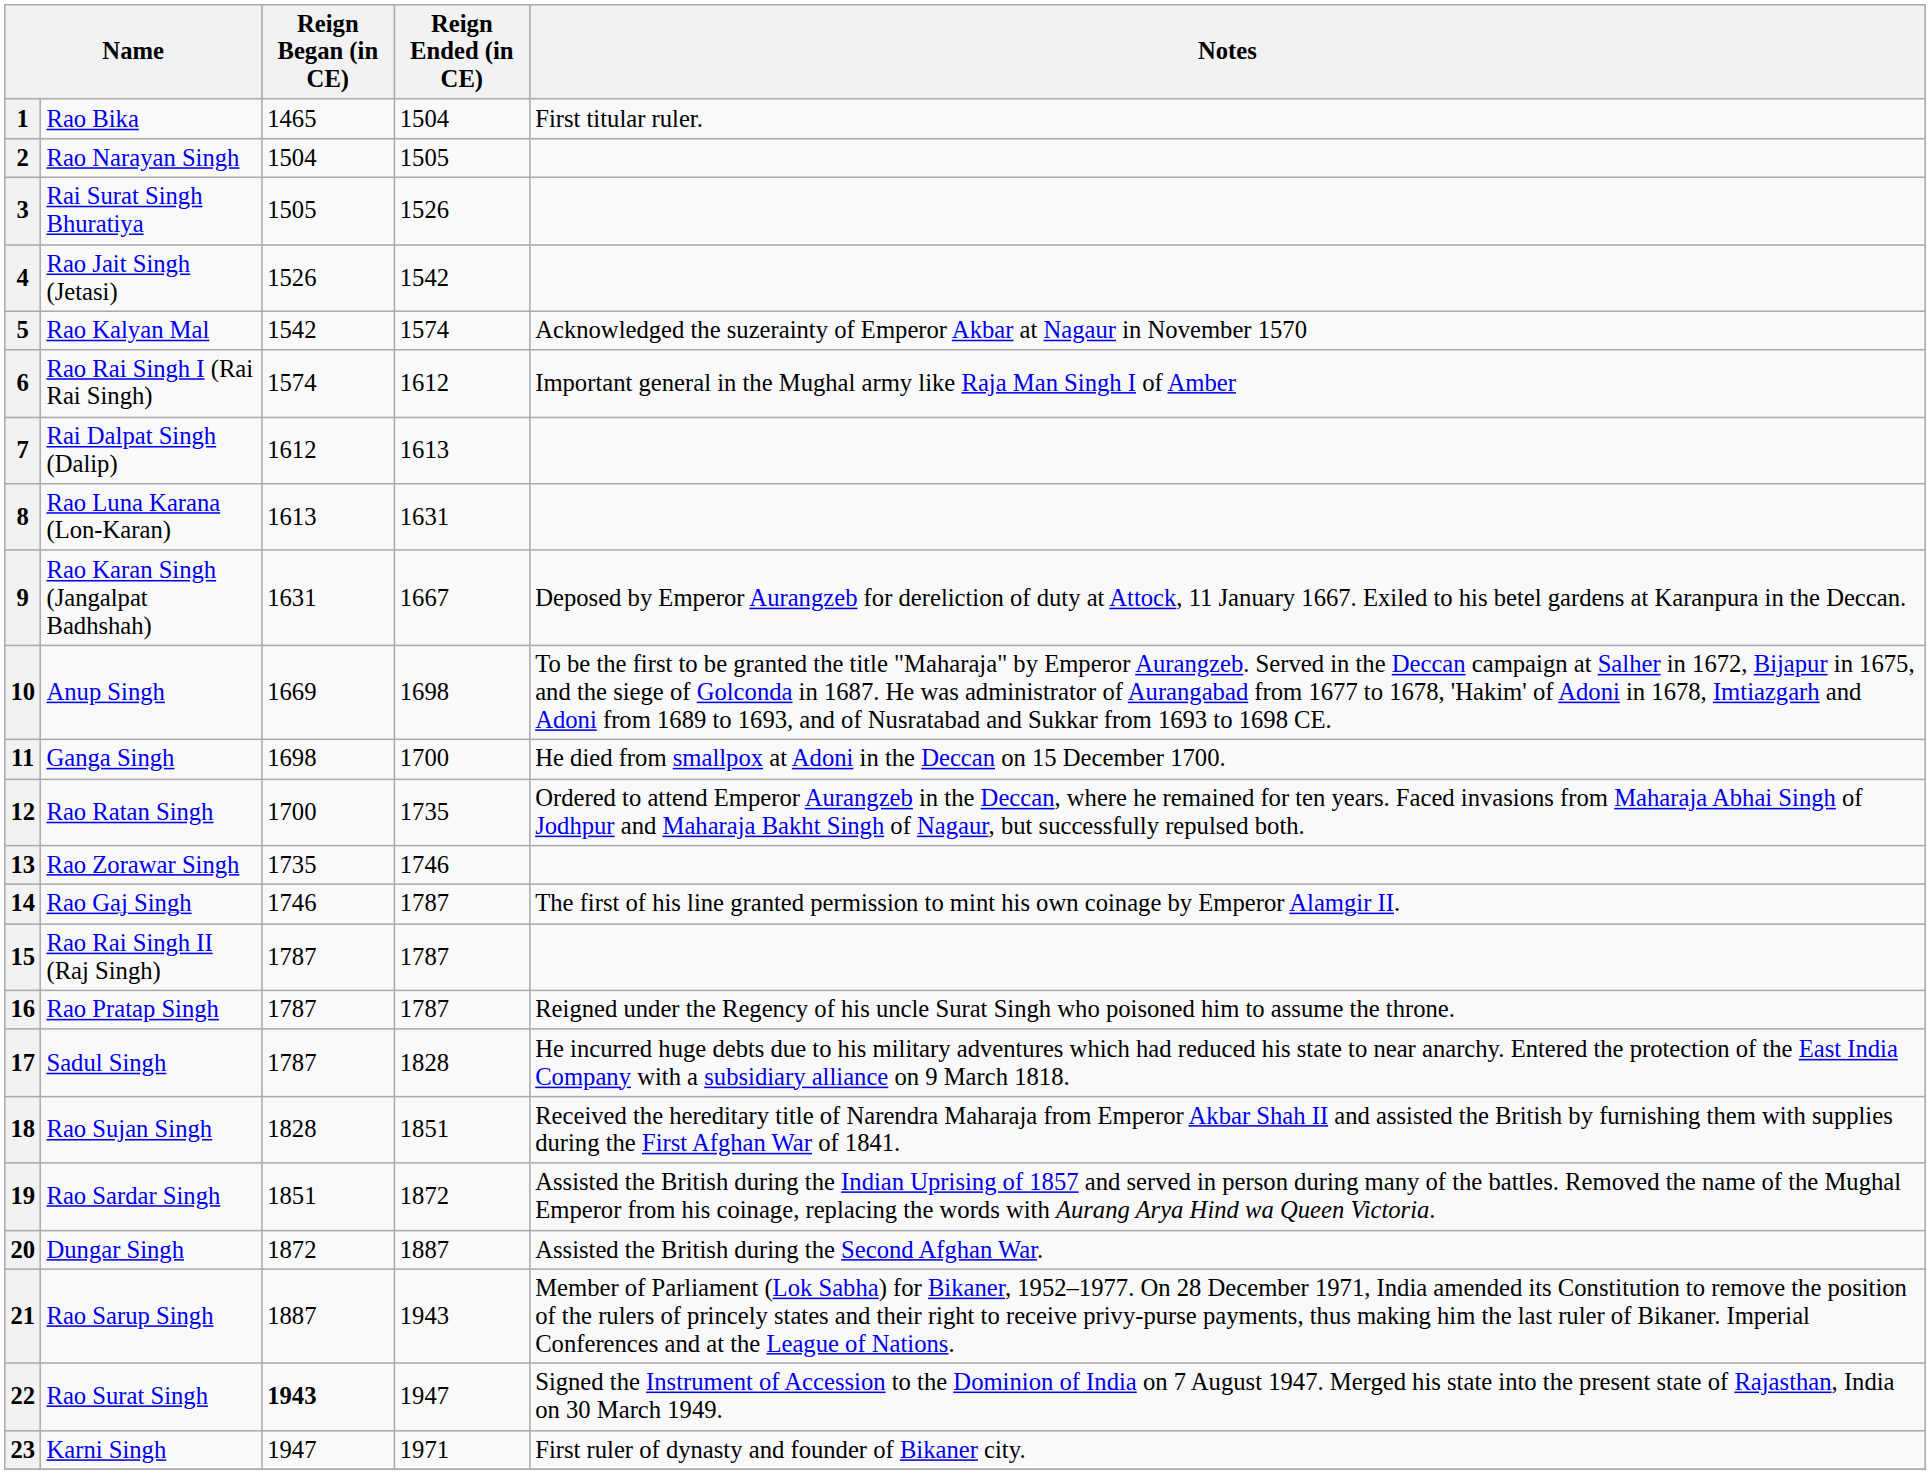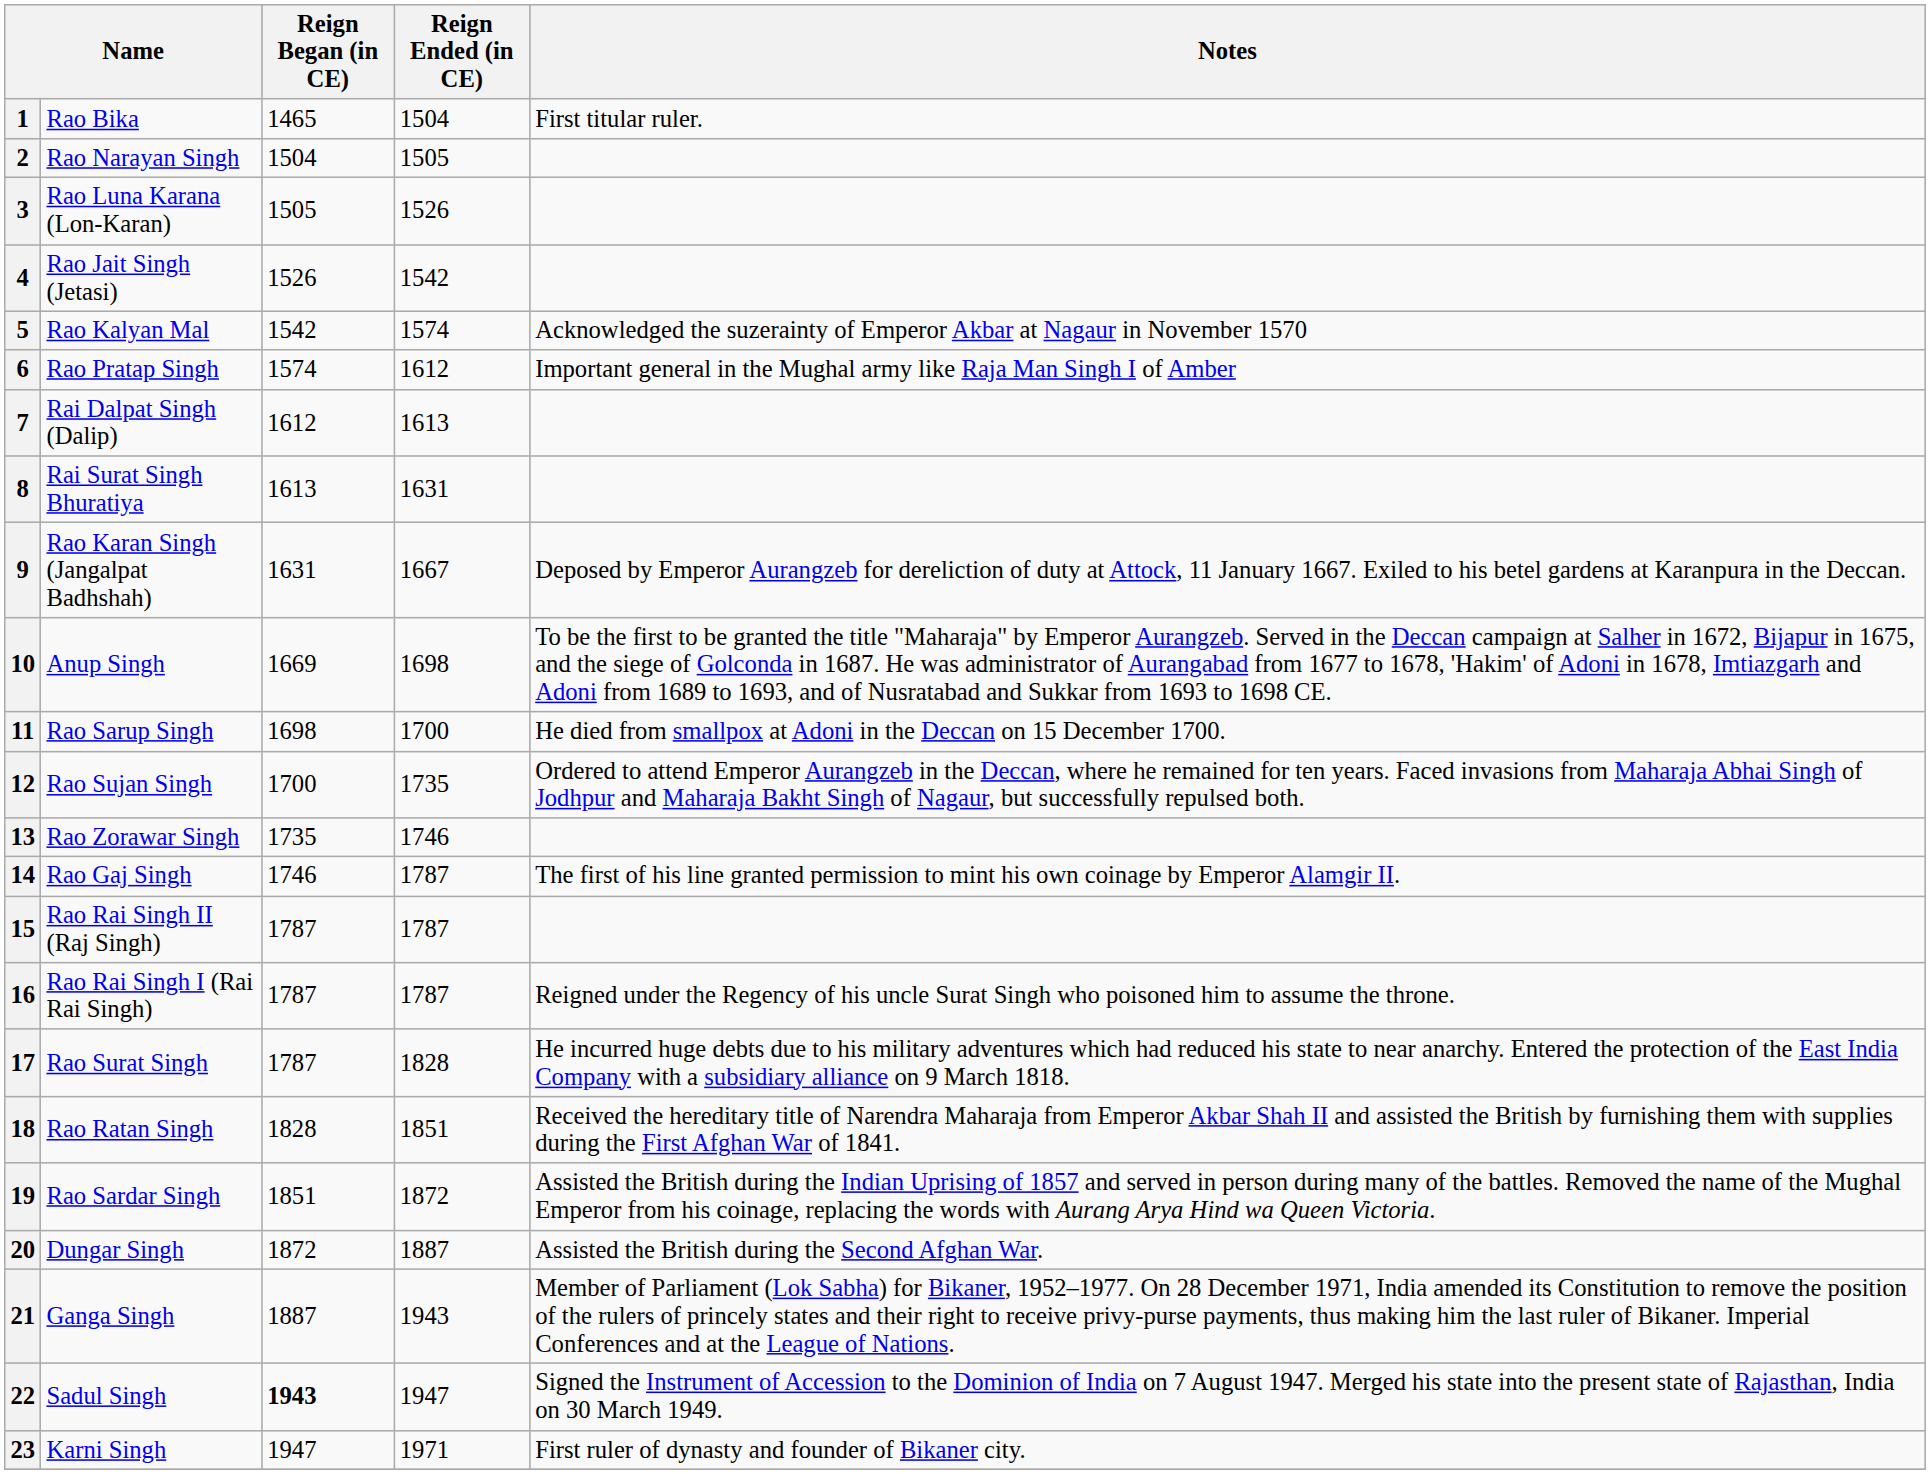(124, 210) Rai Surat Singh Bhuratiya -> (133, 210) Rao Luna Karana (Lon-Karan)
(150, 383) Rao Rai Singh I (Rai Rai Singh) -> (133, 369) Rao Pratap Singh
(133, 516) Rao Luna Karana (Lon-Karan) -> (124, 489) Rai Surat Singh Bhuratiya
(110, 758) Ganga Singh -> (130, 731) Rao Sarup Singh
(130, 811) Rao Ratan Singh -> (129, 784) Rao Sujan Singh
(133, 1009) Rao Pratap Singh -> (150, 995) Rao Rai Singh I (Rai Rai Singh)
(106, 1062) Sadul Singh -> (127, 1062) Rao Surat Singh
(129, 1129) Rao Sujan Singh -> (130, 1129) Rao Ratan Singh
(130, 1315) Rao Sarup Singh -> (110, 1315) Ganga Singh
(127, 1396) Rao Surat Singh -> (106, 1396) Sadul Singh
